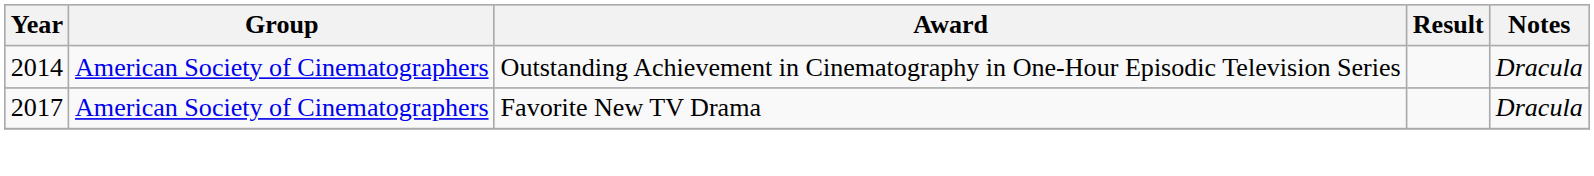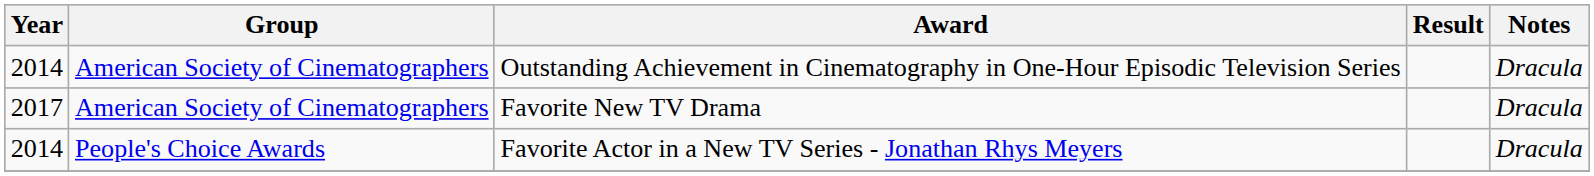+ row: (812, 149)
